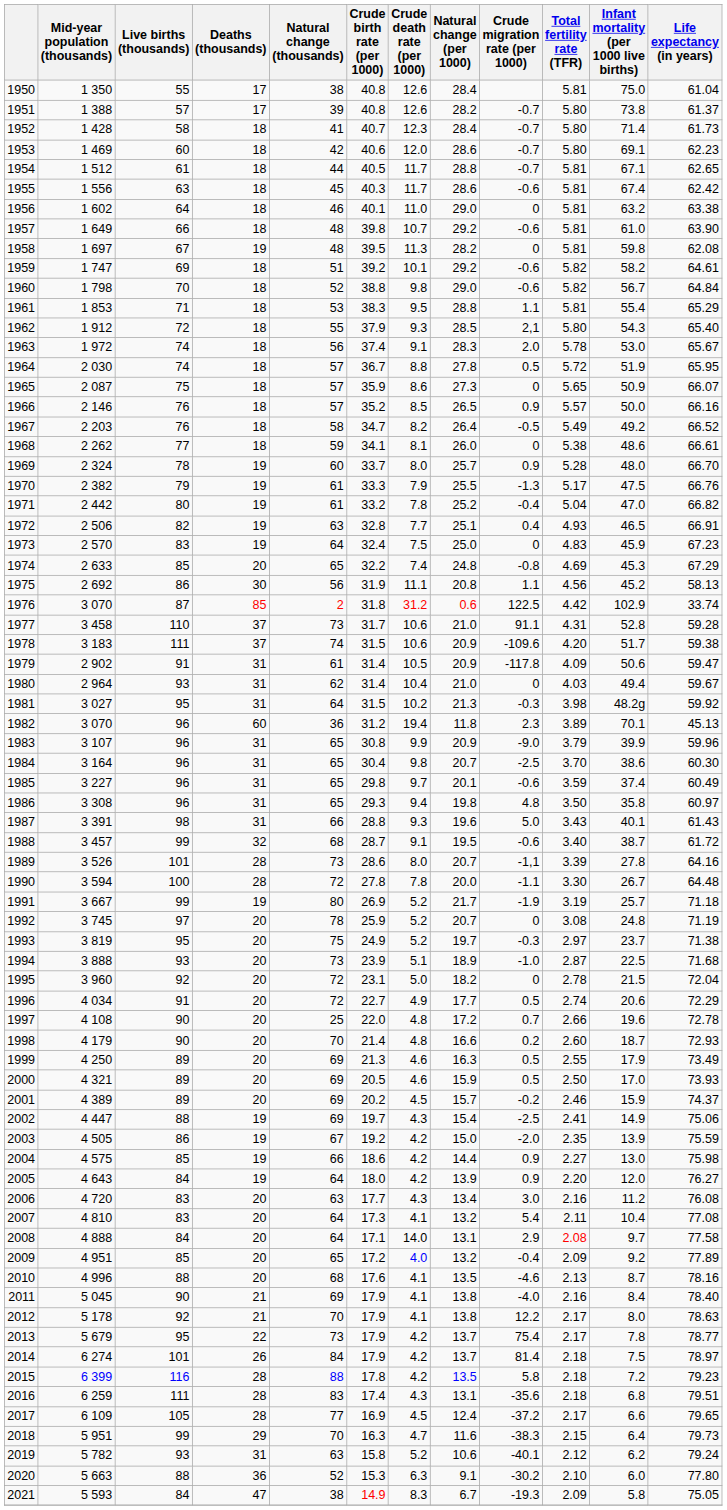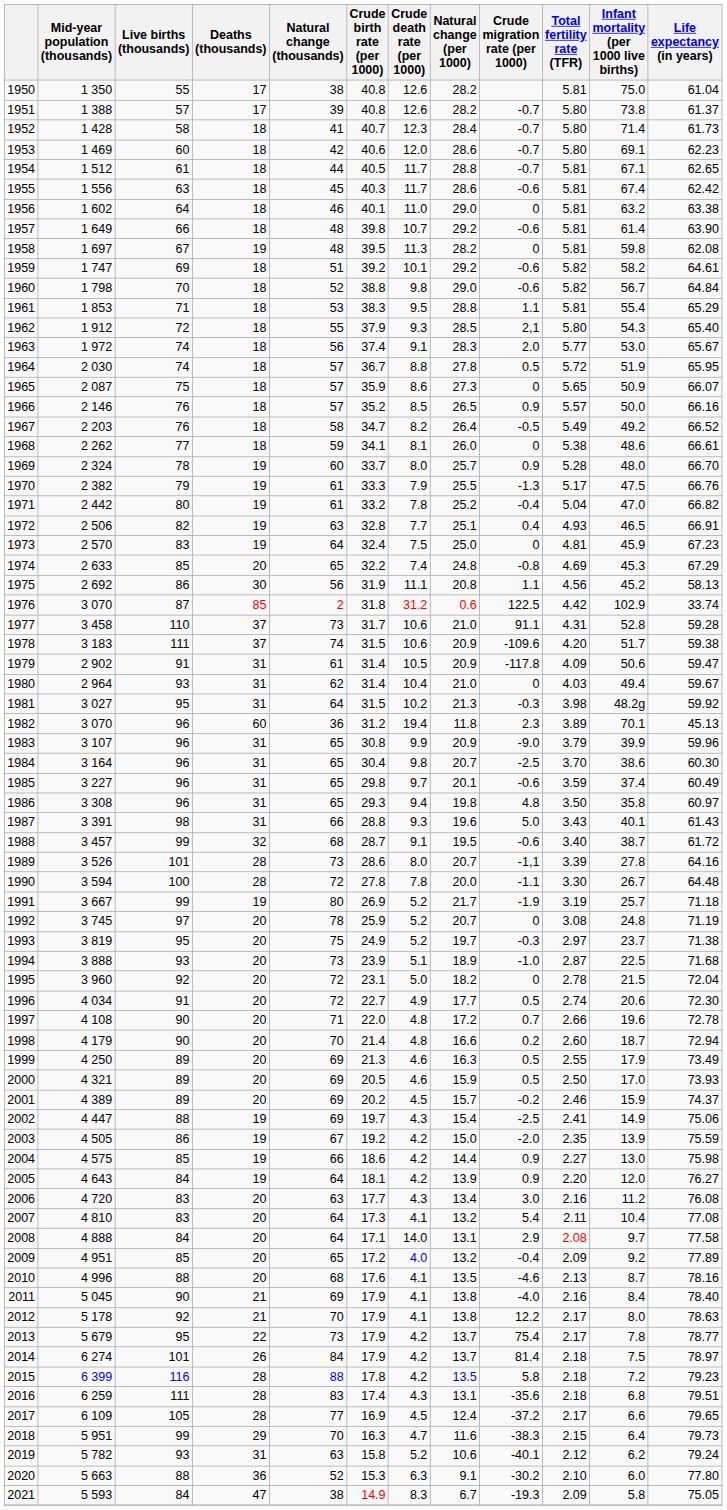(465, 90) 28.4 -> (465, 90) 28.2
(633, 228) 61.0 -> (633, 228) 61.4
(575, 347) 5.78 -> (575, 347) 5.77
(575, 545) 4.83 -> (575, 545) 4.81
(703, 1000) 72.29 -> (703, 1000) 72.30
(337, 1020) 25 -> (337, 1020) 71
(703, 1040) 72.93 -> (703, 1040) 72.94
(373, 1178) 18.0 -> (373, 1178) 18.1
